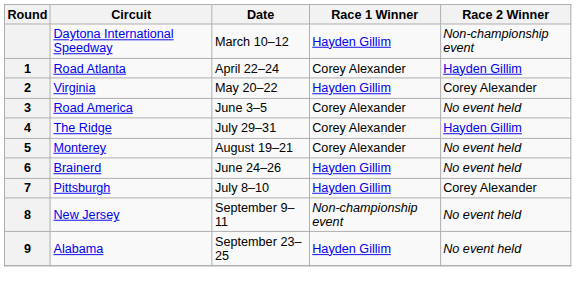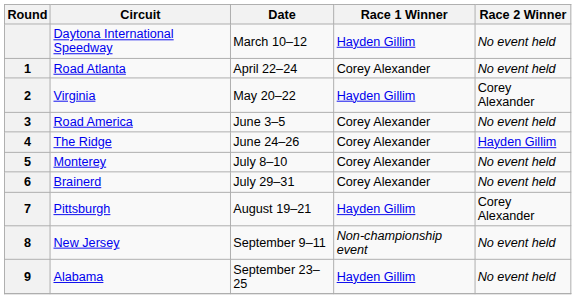(496, 41) Non-championship event -> (517, 41) No event held
(483, 68) Hayden Gillim -> (517, 68) No event held
(246, 128) July 29–31 -> (266, 142) June 24–26
(254, 148) August 19–21 -> (260, 162) July 8–10
(248, 168) June 24–26 -> (264, 181) July 29–31
(352, 168) Hayden Gillim -> (383, 181) Corey Alexander
(242, 187) July 8–10 -> (272, 208) August 19–21
